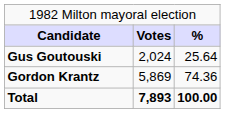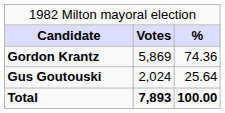rows swapped: (53, 77) <-> (54, 56)
